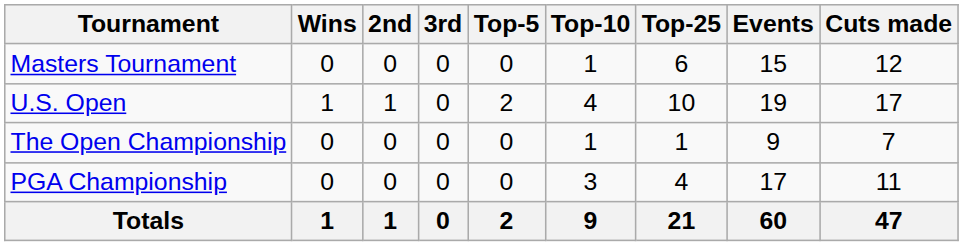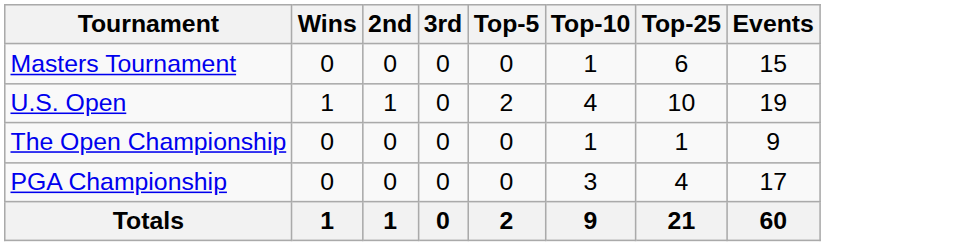- column: (889, 24)
